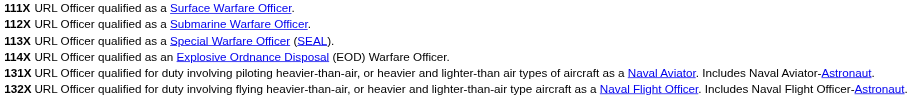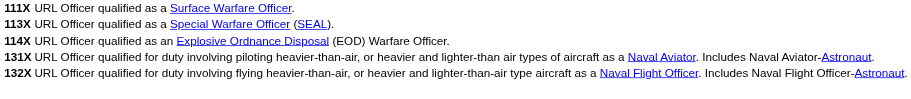- row: (173, 24)
